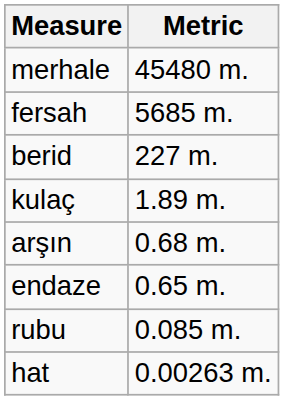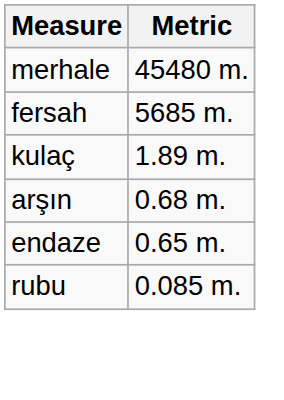- row: (42, 156)
- row: (30, 373)
